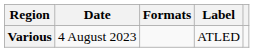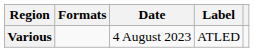columns swapped: (97, 15) <-> (167, 15)
